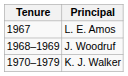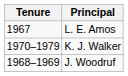rows swapped: (90, 46) <-> (93, 63)
